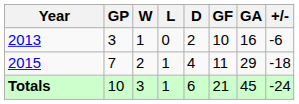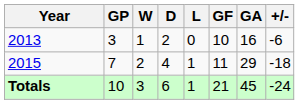columns swapped: (196, 16) <-> (171, 16)
